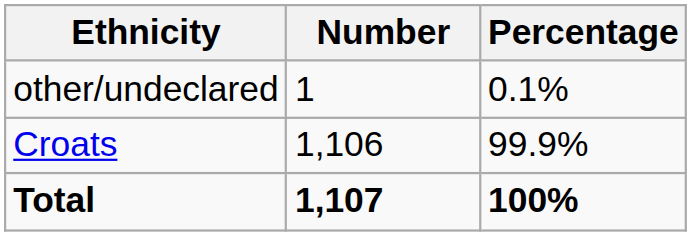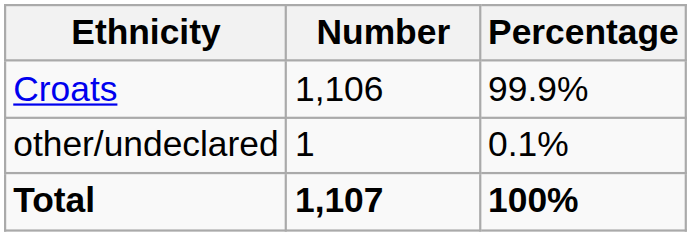rows swapped: (65, 144) <-> (146, 88)
